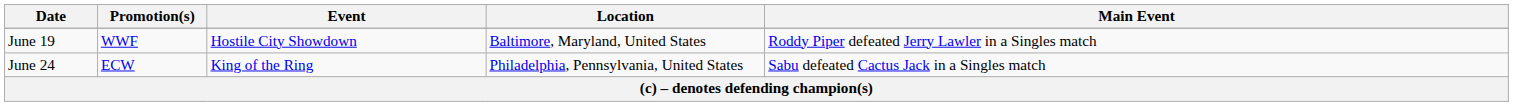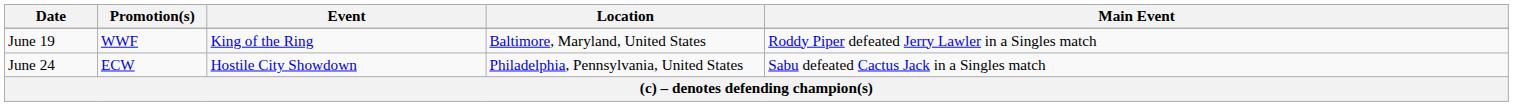(284, 40) Hostile City Showdown -> (262, 40) King of the Ring
(262, 64) King of the Ring -> (284, 64) Hostile City Showdown
